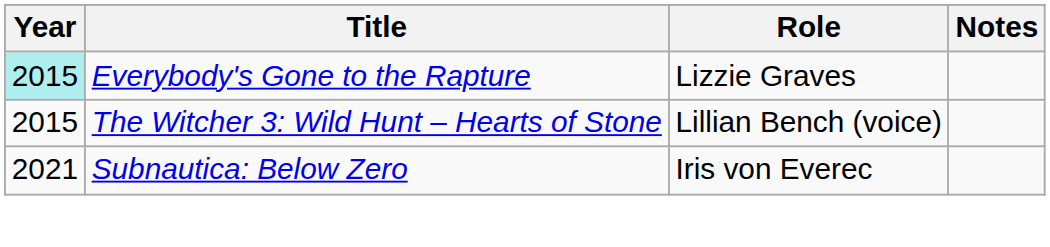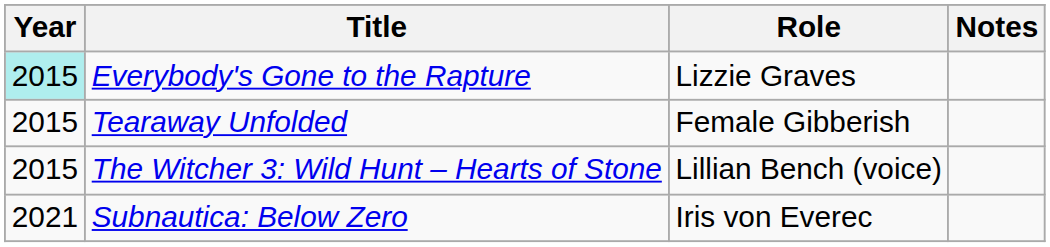+ row: (219, 122)
